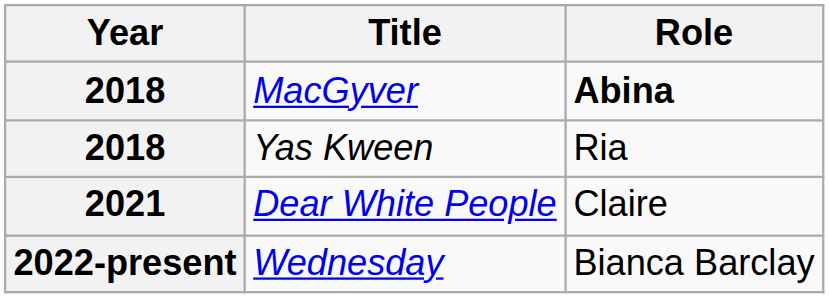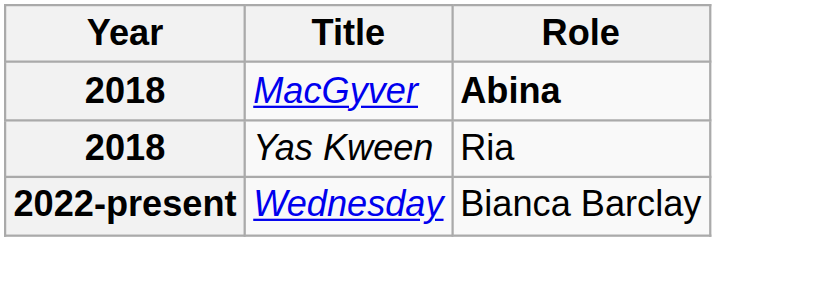- row: (405, 205)
